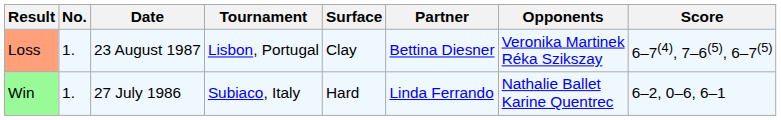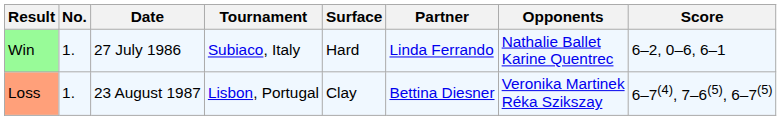rows swapped: (21, 93) <-> (24, 50)
